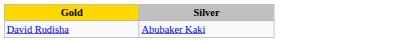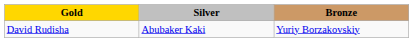+ column: (341, 12)
